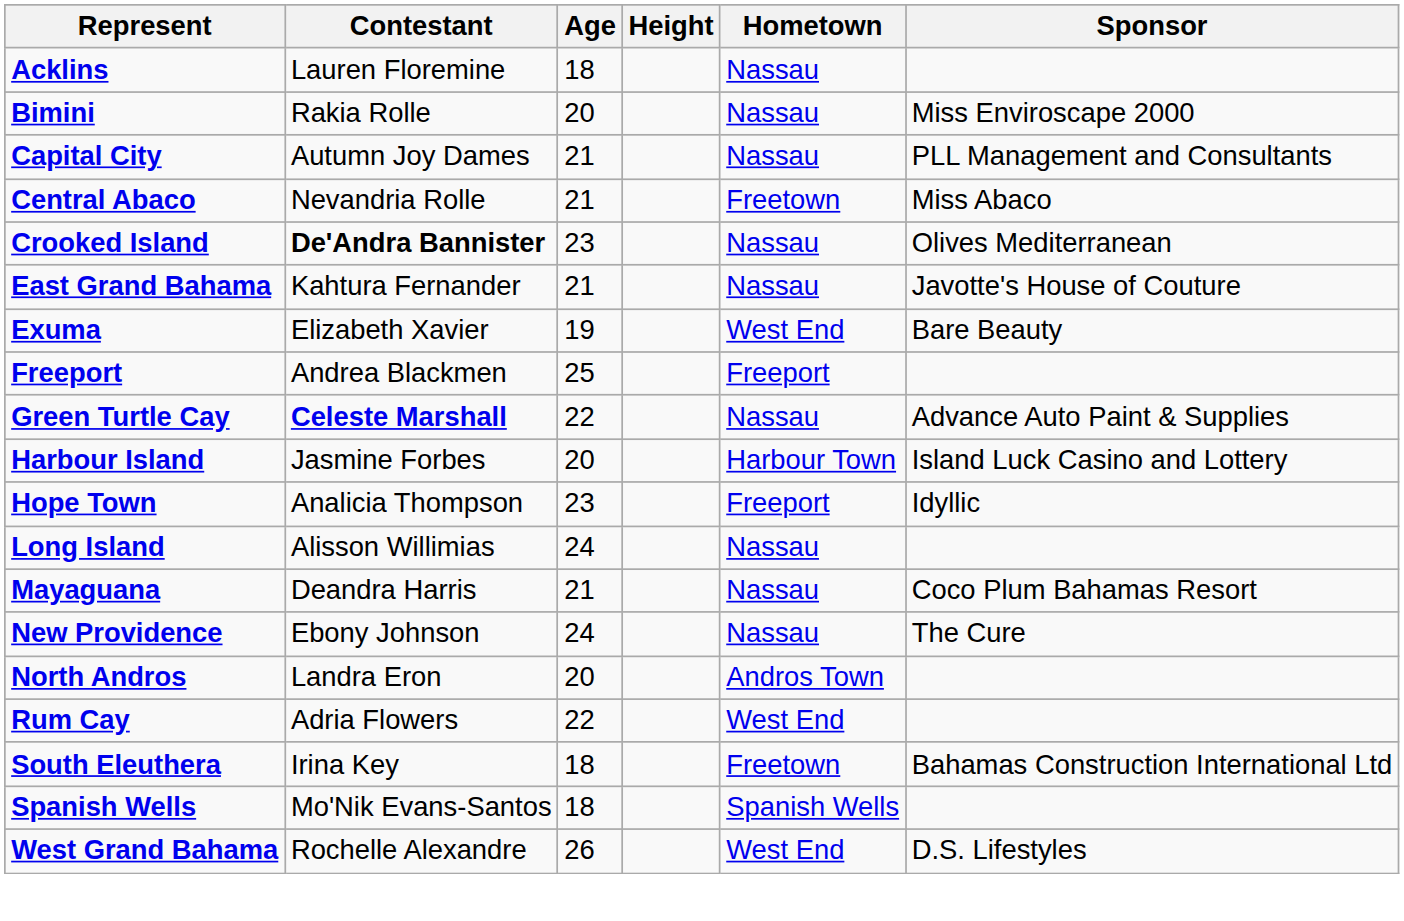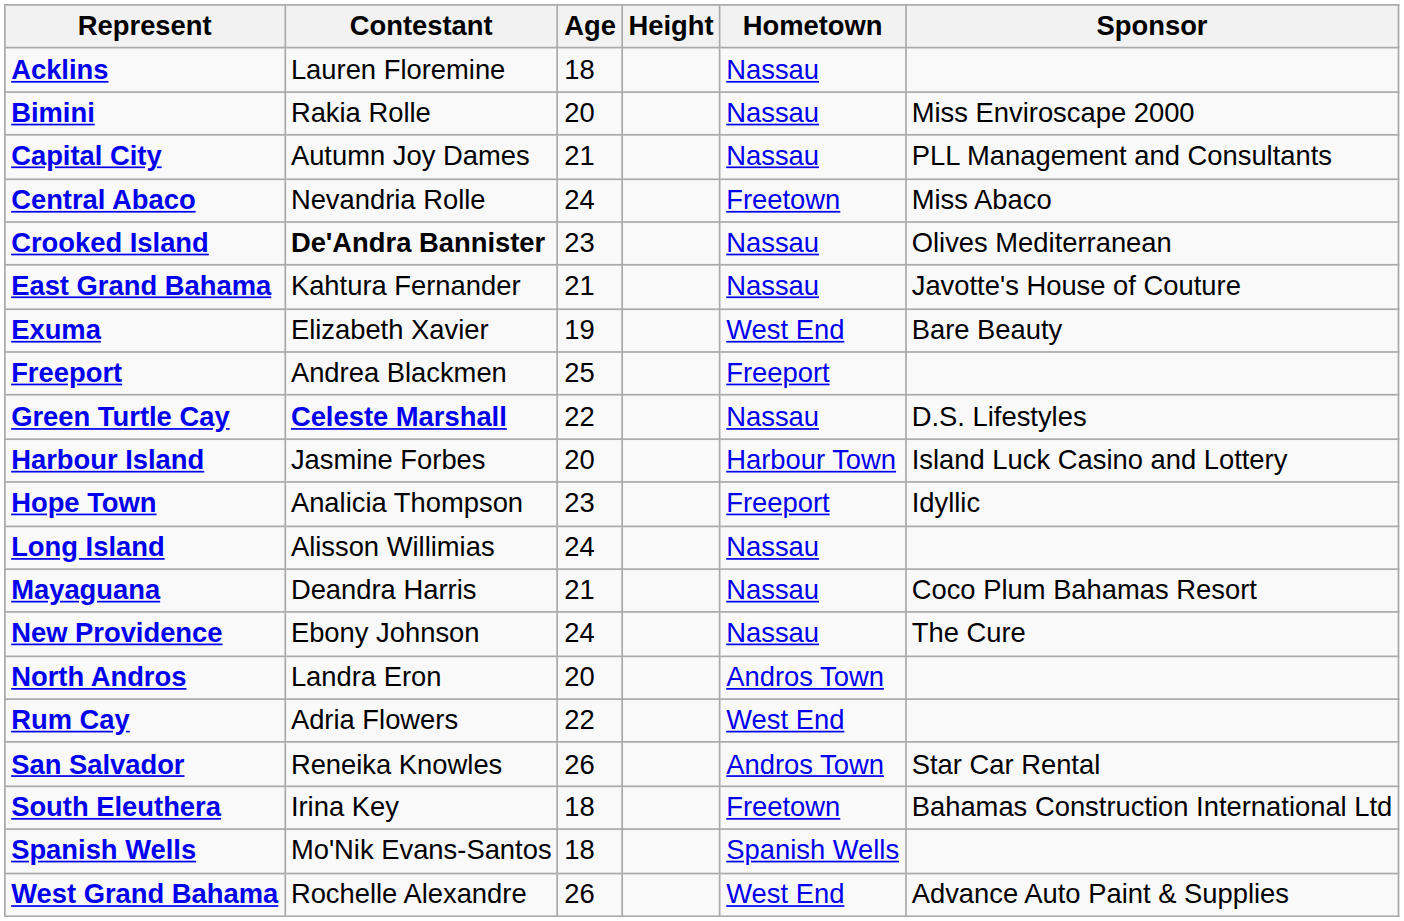(579, 199) 21 -> (579, 199) 24
(1100, 416) Advance Auto Paint & Supplies -> (999, 416) D.S. Lifestyles
+ row: (98, 763)
(999, 850) D.S. Lifestyles -> (1100, 894) Advance Auto Paint & Supplies
